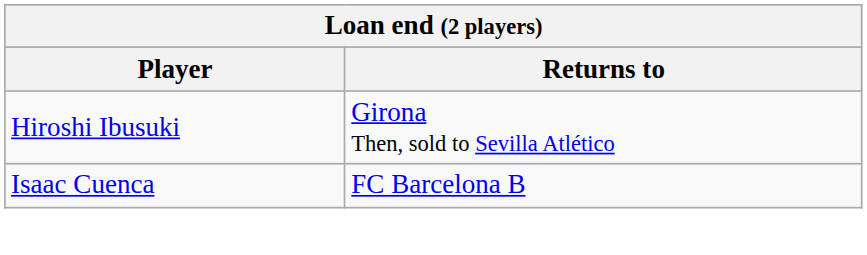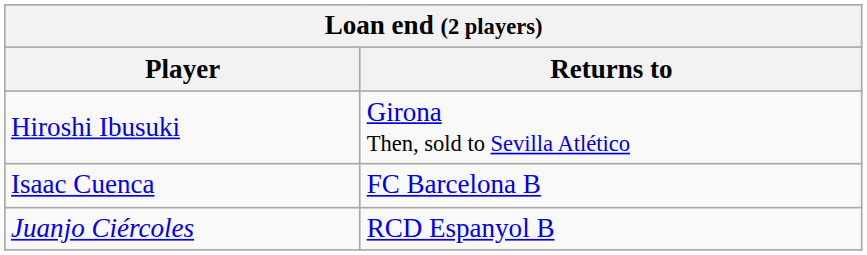+ row: (103, 227)
